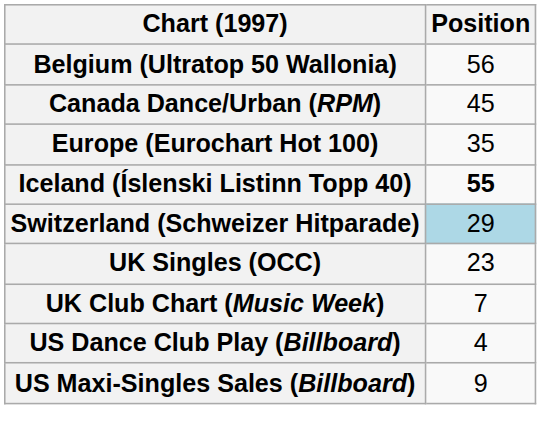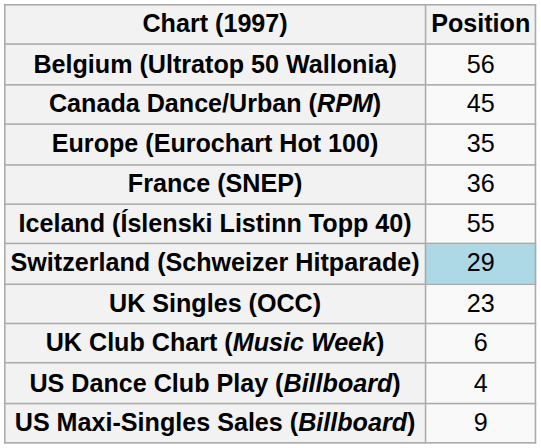+ row: (215, 183)
(481, 183) bold -> (481, 223) normal
(481, 303) 7 -> (481, 343) 6
